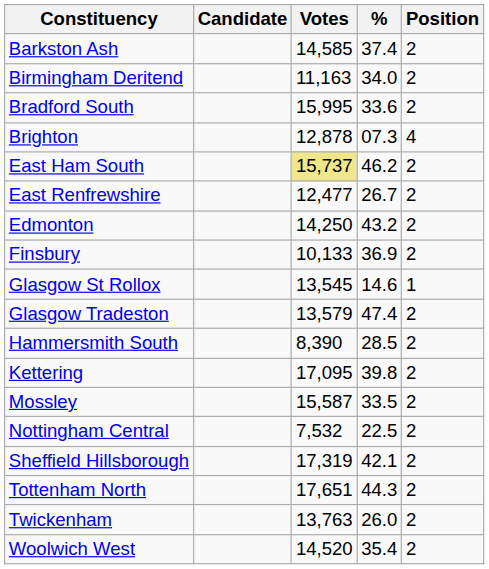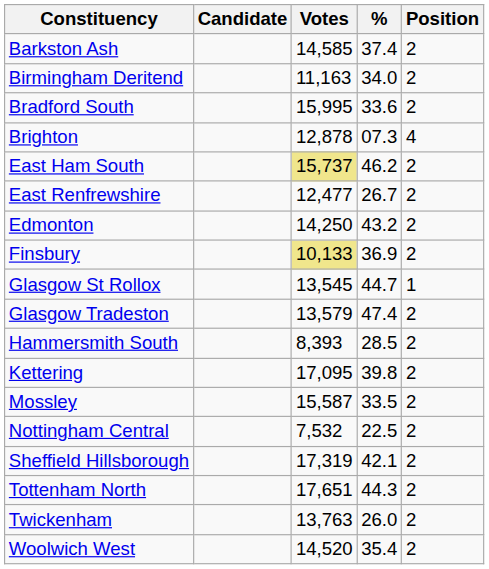(324, 254) no background -> (324, 254) khaki background
(379, 284) 14.6 -> (379, 284) 44.7
(319, 343) 8,390 -> (319, 343) 8,393
